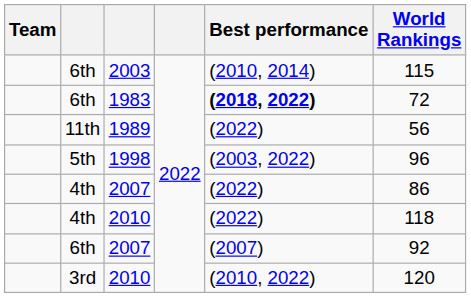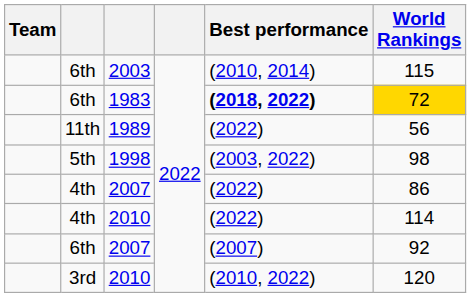(419, 99) no background -> (419, 99) gold background
(419, 159) 96 -> (419, 159) 98
(419, 218) 118 -> (419, 218) 114
